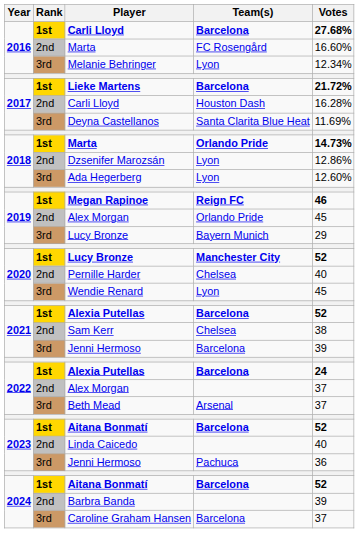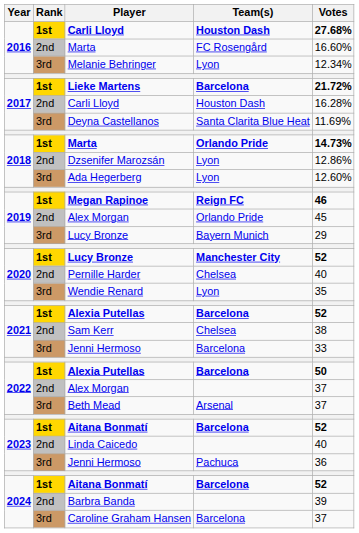(222, 30) Barcelona -> (233, 30) Houston Dash
(321, 292) 45 -> (321, 292) 35
(321, 348) 39 -> (321, 348) 33
(321, 371) 24 -> (321, 371) 50
